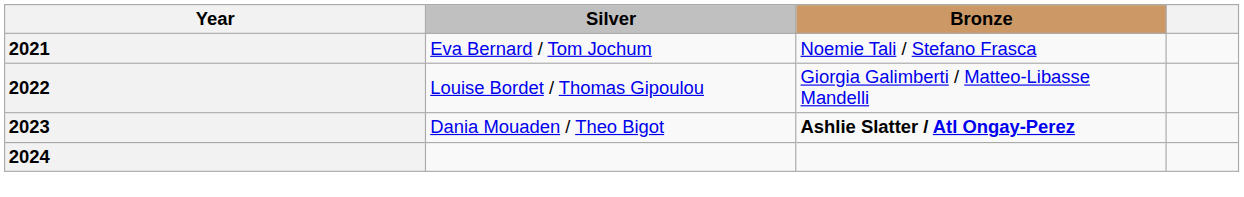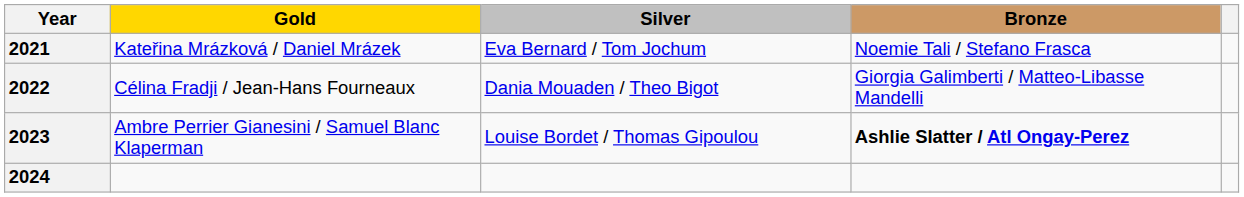+ column: (295, 19)
(567, 87) Louise Bordet / Thomas Gipoulou -> (601, 87) Dania Mouaden / Theo Bigot
(547, 127) Dania Mouaden / Theo Bigot -> (621, 137) Louise Bordet / Thomas Gipoulou
